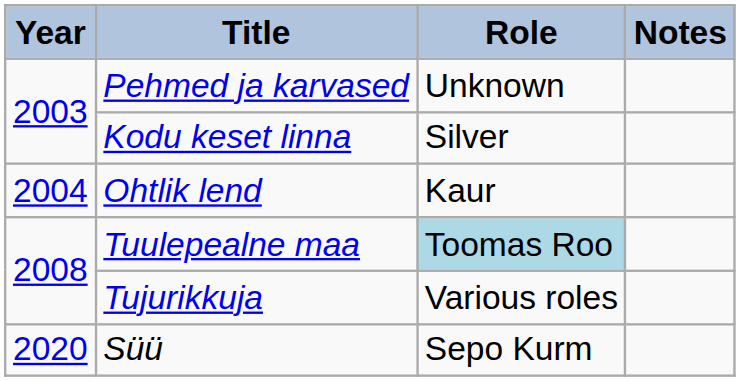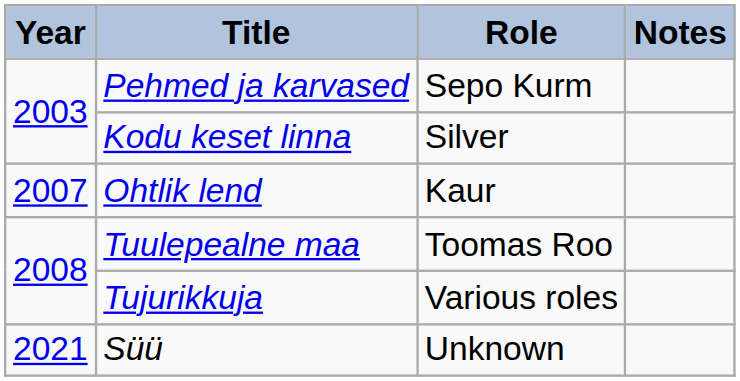(495, 85) Unknown -> (509, 85) Sepo Kurm
(50, 191) 2004 -> (50, 191) 2007
(519, 244) lightblue background -> (519, 244) no background
(50, 350) 2020 -> (50, 350) 2021
(509, 350) Sepo Kurm -> (495, 350) Unknown
